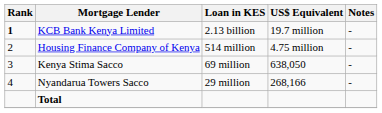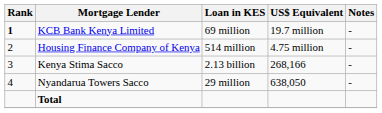(230, 30) 2.13 billion -> (227, 30) 69 million
(227, 64) 69 million -> (230, 64) 2.13 billion
(288, 64) 638,050 -> (288, 64) 268,166
(288, 82) 268,166 -> (288, 82) 638,050
